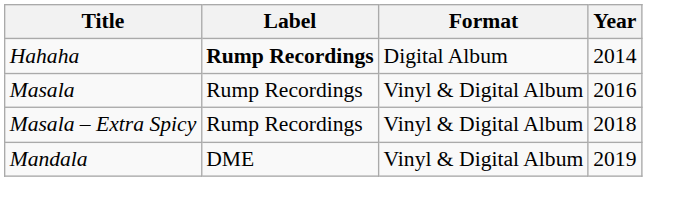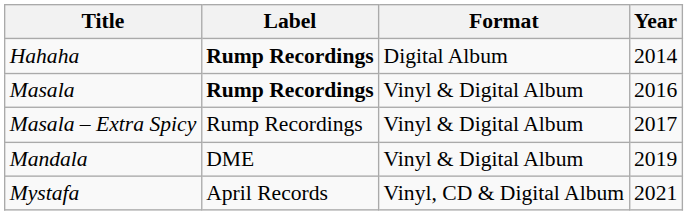(284, 90) normal -> (290, 90) bold
(615, 124) 2018 -> (656, 124) 2017
+ row: (44, 192)
